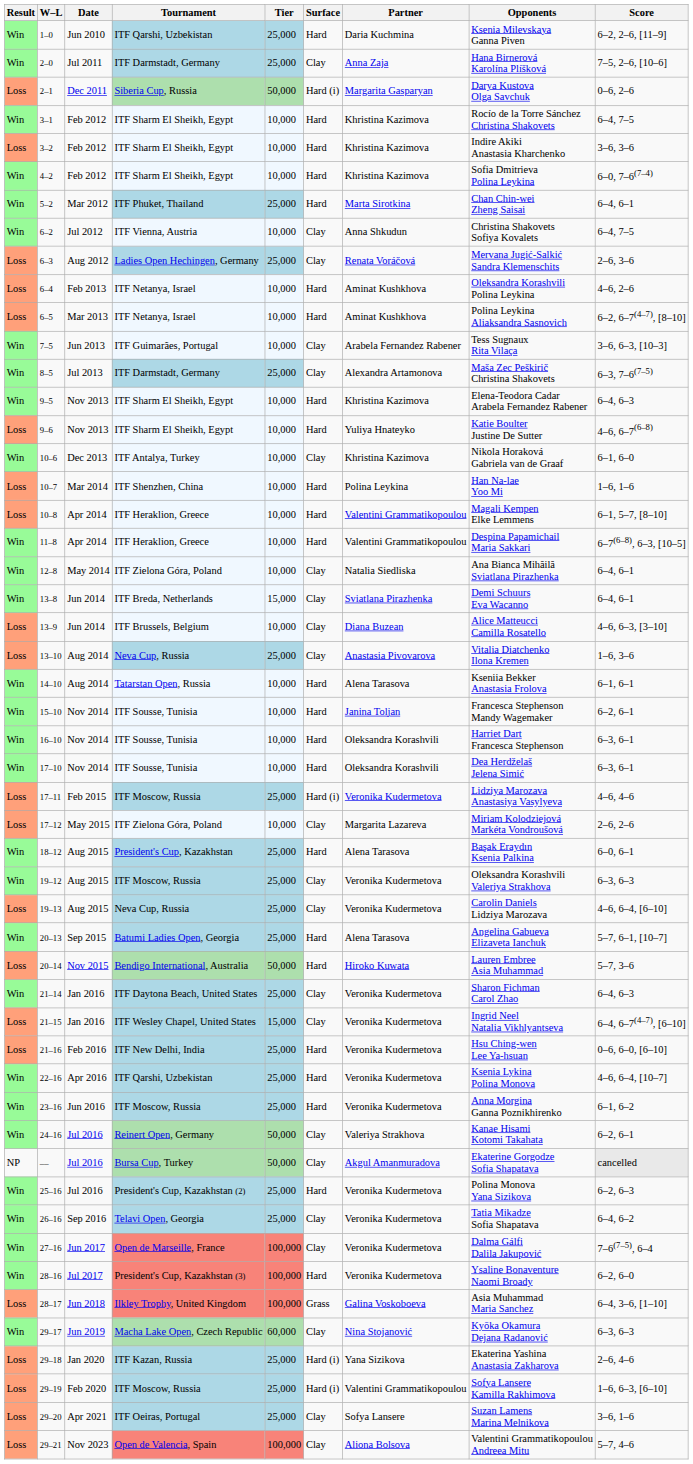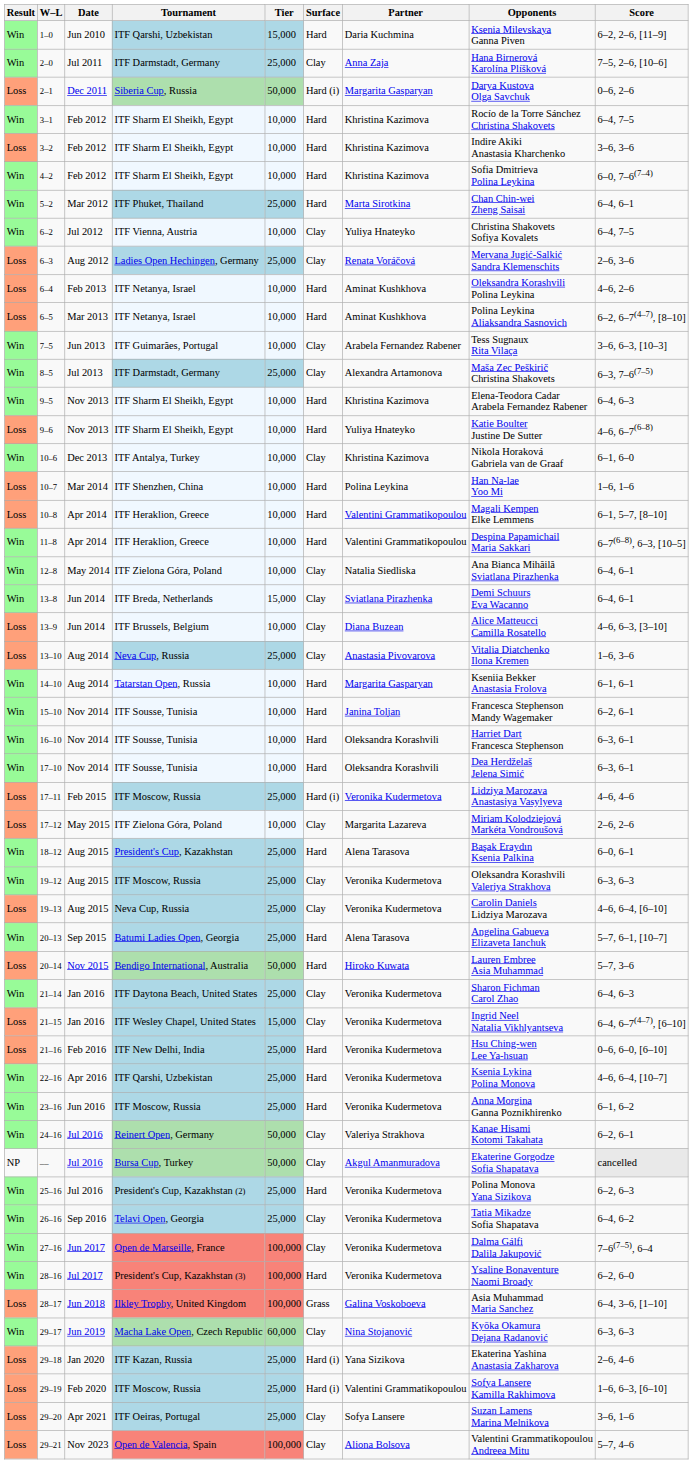(282, 35) 25,000 -> (282, 35) 15,000
(376, 232) Anna Shkudun -> (380, 232) Yuliya Hnateyko
(377, 683) Alena Tarasova -> (389, 683) Margarita Gasparyan
